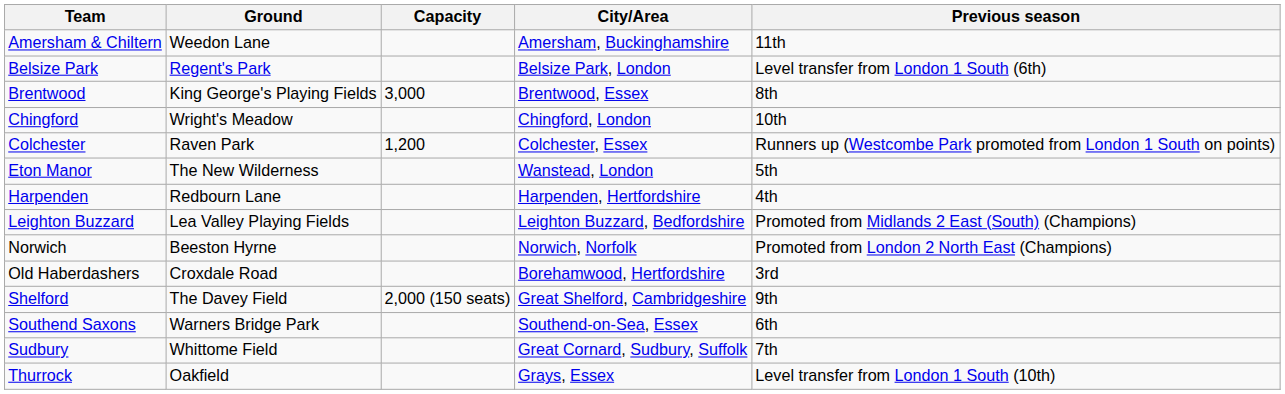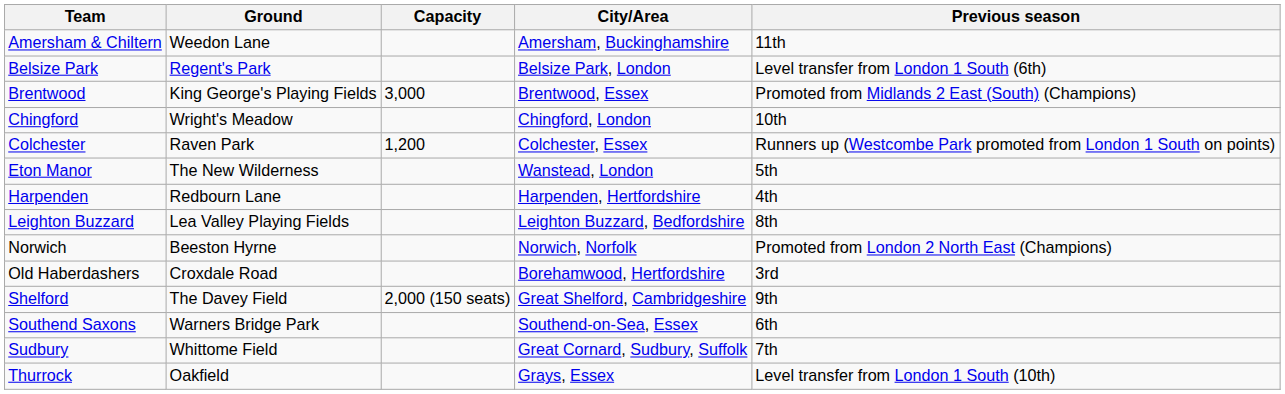(767, 94) 8th -> (946, 94) Promoted from Midlands 2 East (South) (Champions)
(946, 222) Promoted from Midlands 2 East (South) (Champions) -> (767, 222) 8th
